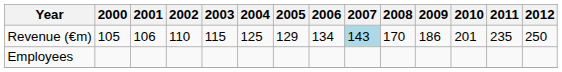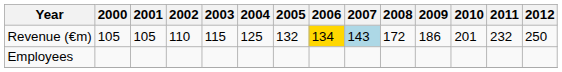(144, 36) 106 -> (144, 36) 105
(287, 36) 129 -> (287, 36) 132
(323, 36) no background -> (323, 36) gold background
(394, 36) 170 -> (394, 36) 172
(501, 36) 235 -> (501, 36) 232
